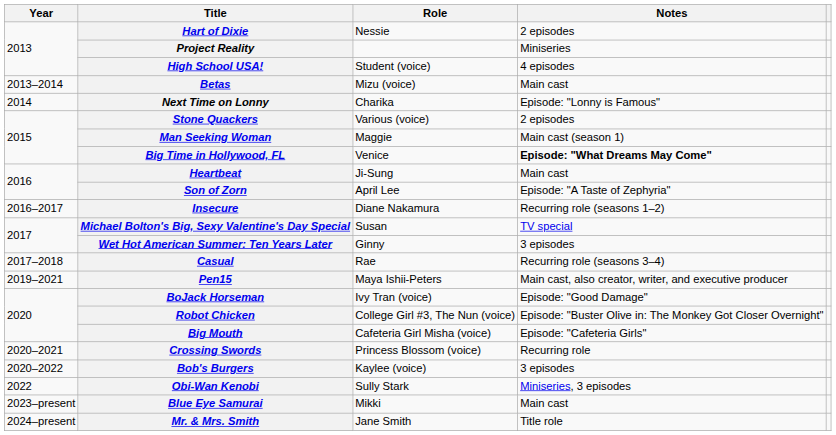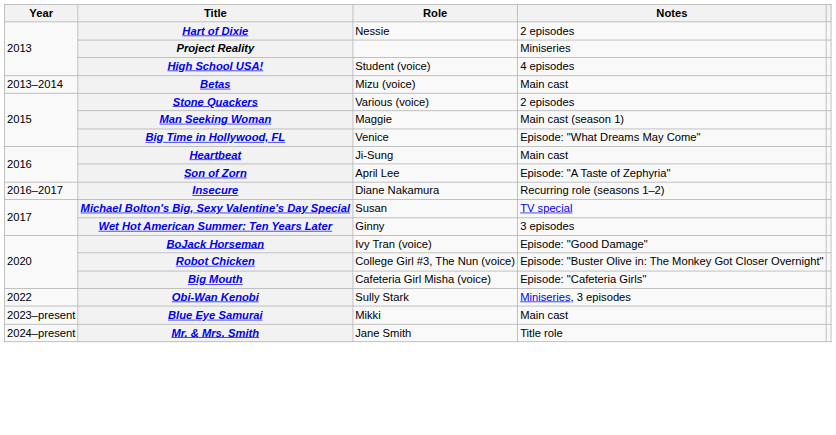- row: (215, 102)
(616, 155) bold -> (610, 137) normal
- row: (215, 262)
- row: (215, 279)
- row: (215, 350)
- row: (215, 368)
